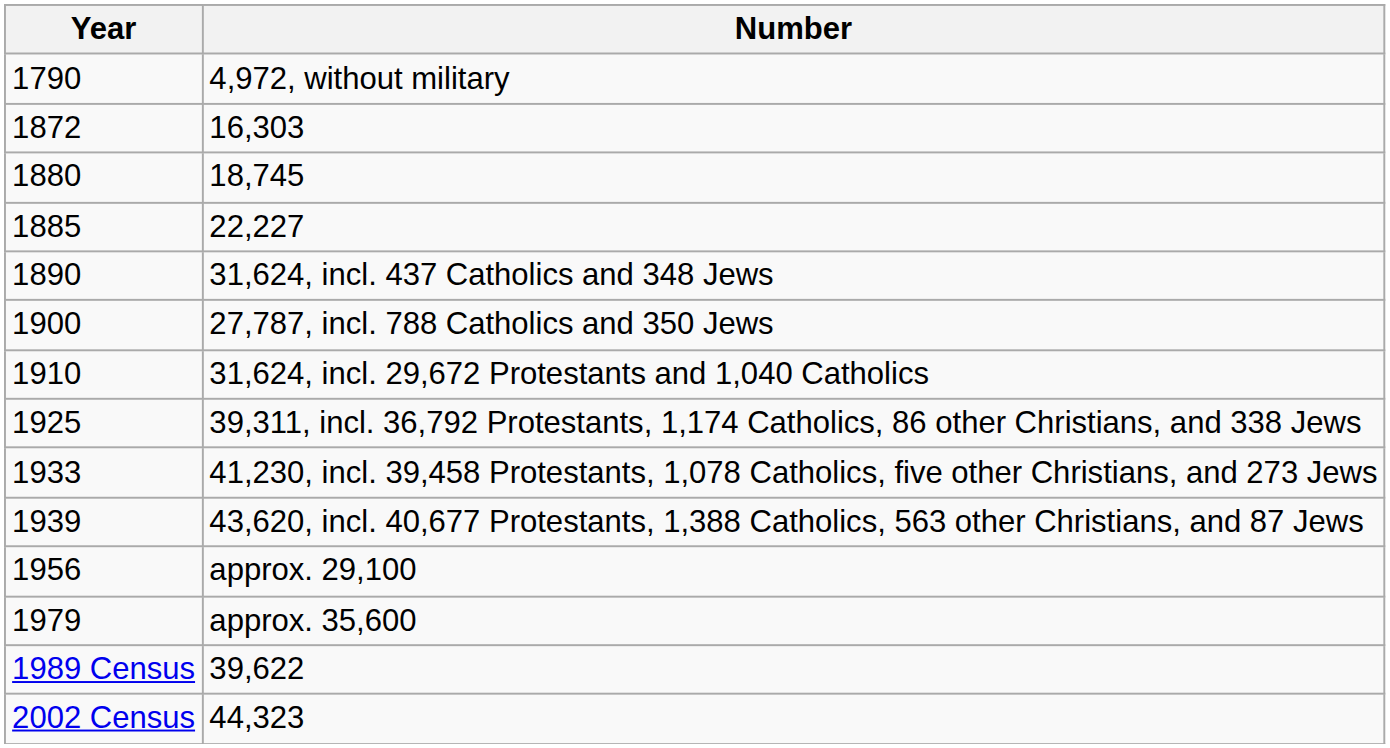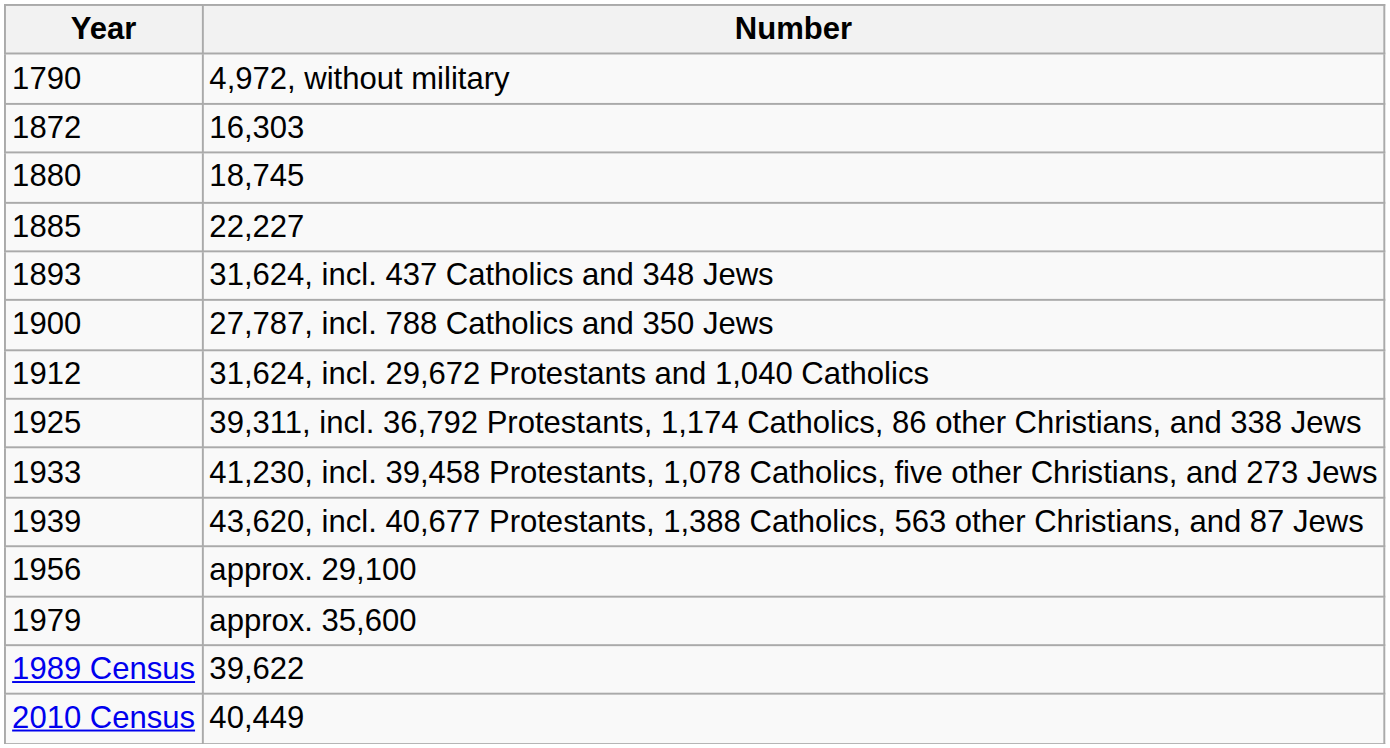(47, 275) 1890 -> (47, 275) 1893
(47, 373) 1910 -> (47, 373) 1912
- row: (257, 718)
+ row: (257, 718)
